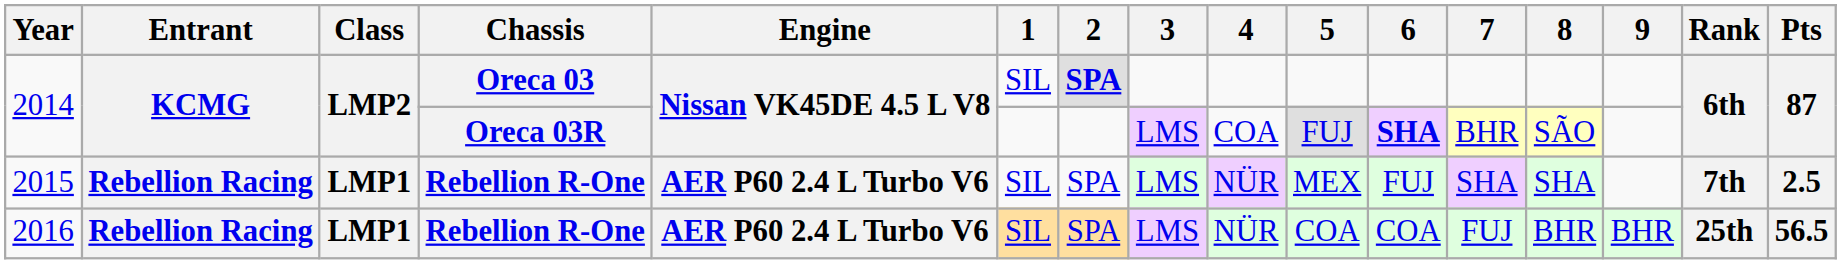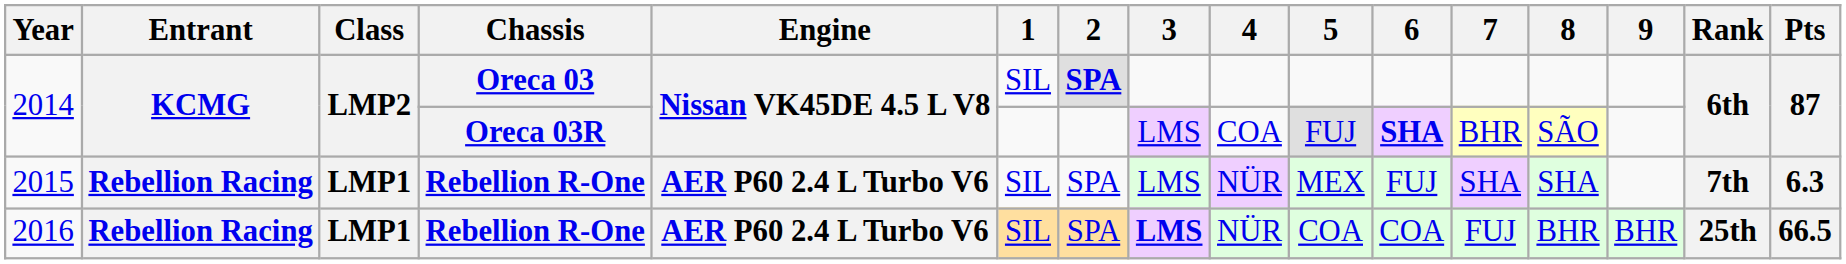(1802, 181) 2.5 -> (1805, 181) 6.3
(1167, 232) normal -> (1169, 232) bold
(1802, 232) 56.5 -> (1805, 232) 66.5
